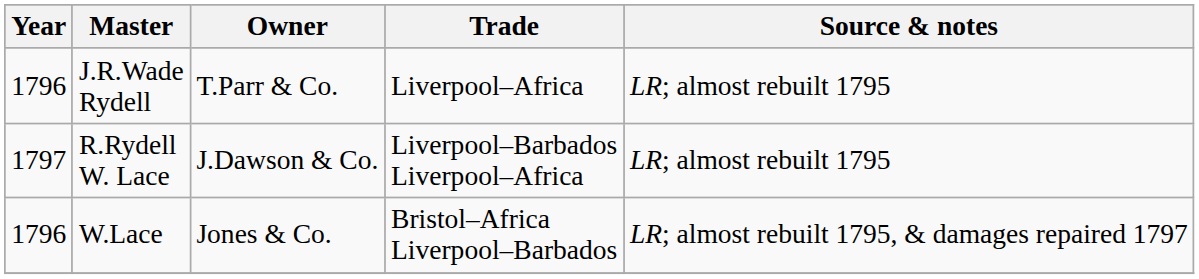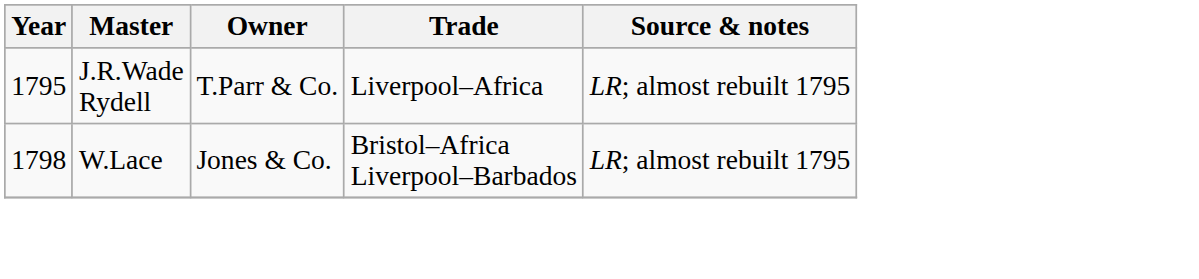(39, 85) 1796 -> (39, 85) 1795
- row: (128, 160)
(39, 234) 1796 -> (39, 160) 1798
(909, 234) LR; almost rebuilt 1795, & damages repaired 1797 -> (720, 160) LR; almost rebuilt 1795
